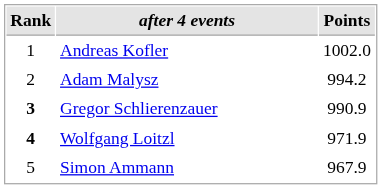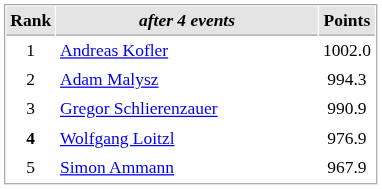(347, 80) 994.2 -> (347, 80) 994.3
(31, 109) bold -> (31, 109) normal
(347, 138) 971.9 -> (347, 138) 976.9
